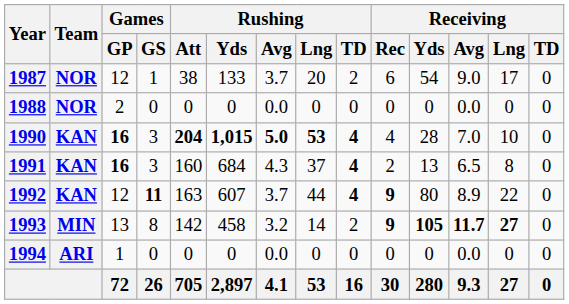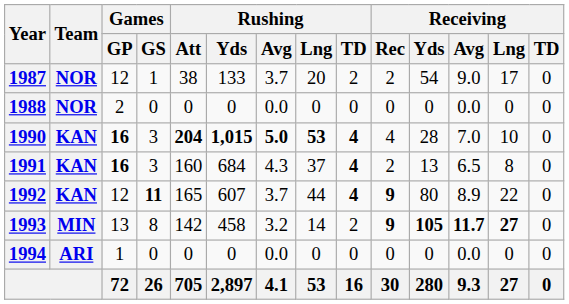(390, 78) 6 -> (390, 78) 2
(188, 195) 163 -> (188, 195) 165
